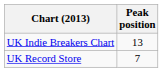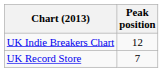(137, 42) 13 -> (137, 42) 12
